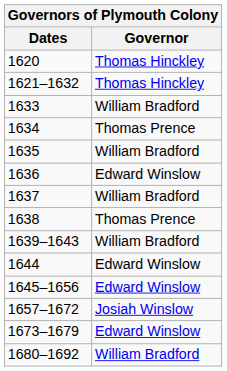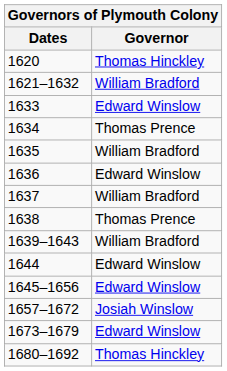(150, 83) Thomas Hinckley -> (147, 83) William Bradford
(147, 106) William Bradford -> (148, 106) Edward Winslow
(147, 354) William Bradford -> (150, 354) Thomas Hinckley
